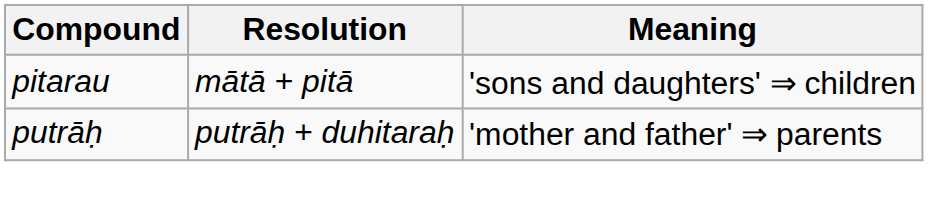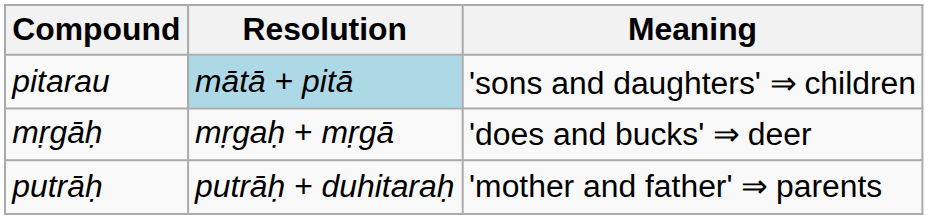(274, 81) no background -> (274, 81) lightblue background
+ row: (57, 133)
